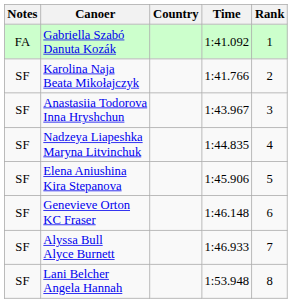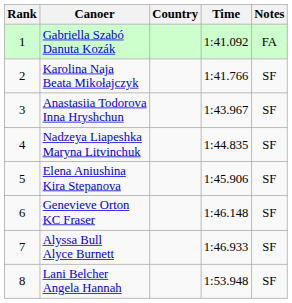columns swapped: (270, 14) <-> (22, 14)
